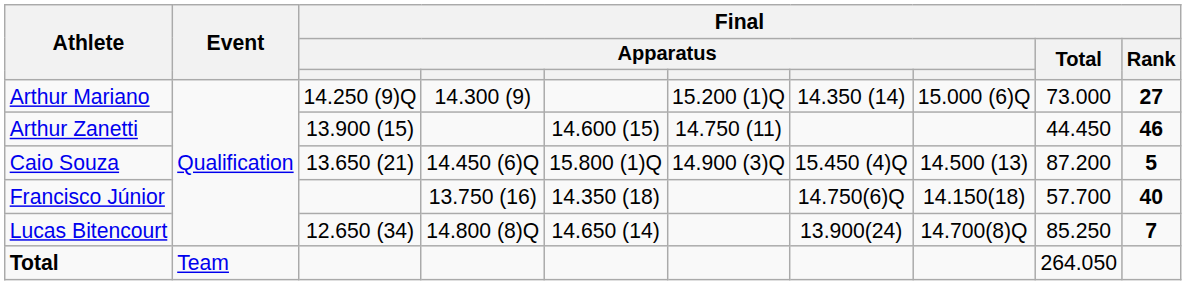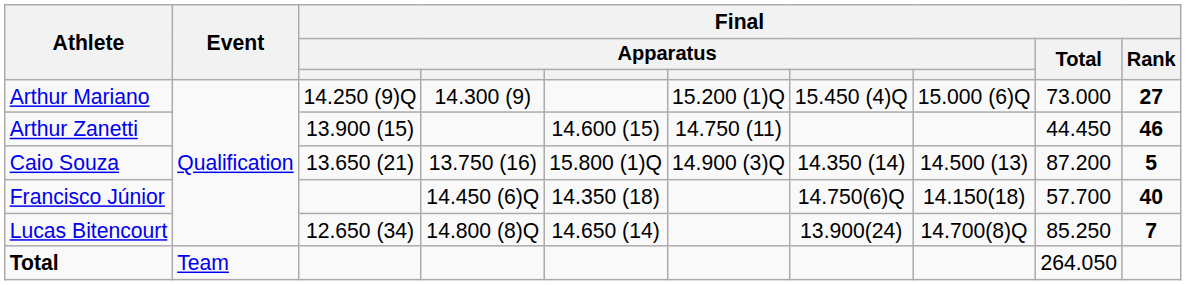(851, 96) 14.350 (14) -> (851, 96) 15.450 (4)Q
(483, 163) 14.450 (6)Q -> (483, 163) 13.750 (16)
(851, 163) 15.450 (4)Q -> (851, 163) 14.350 (14)
(483, 197) 13.750 (16) -> (483, 197) 14.450 (6)Q
